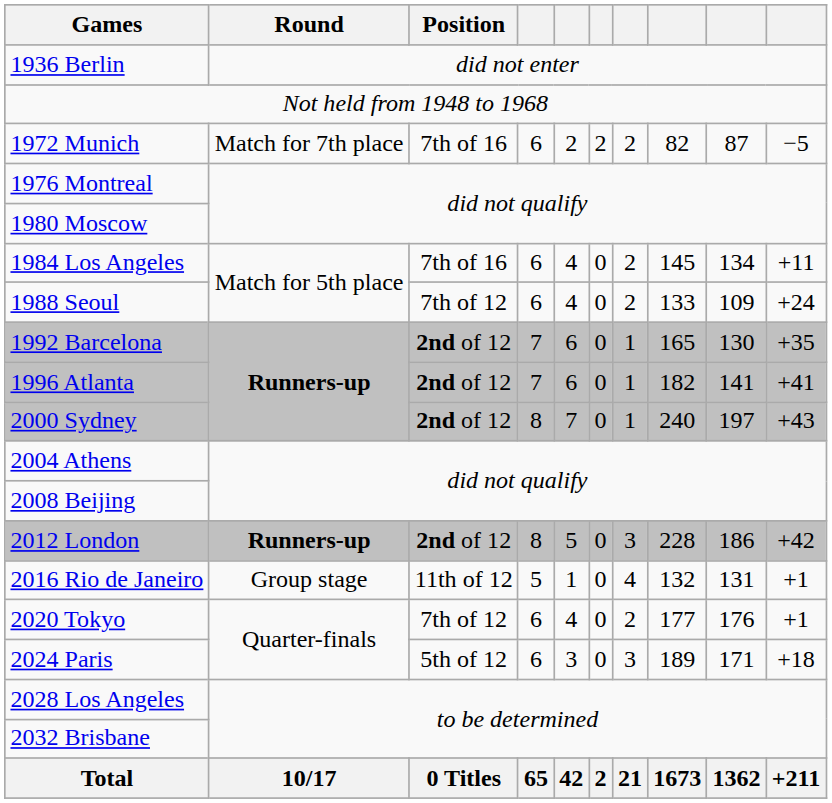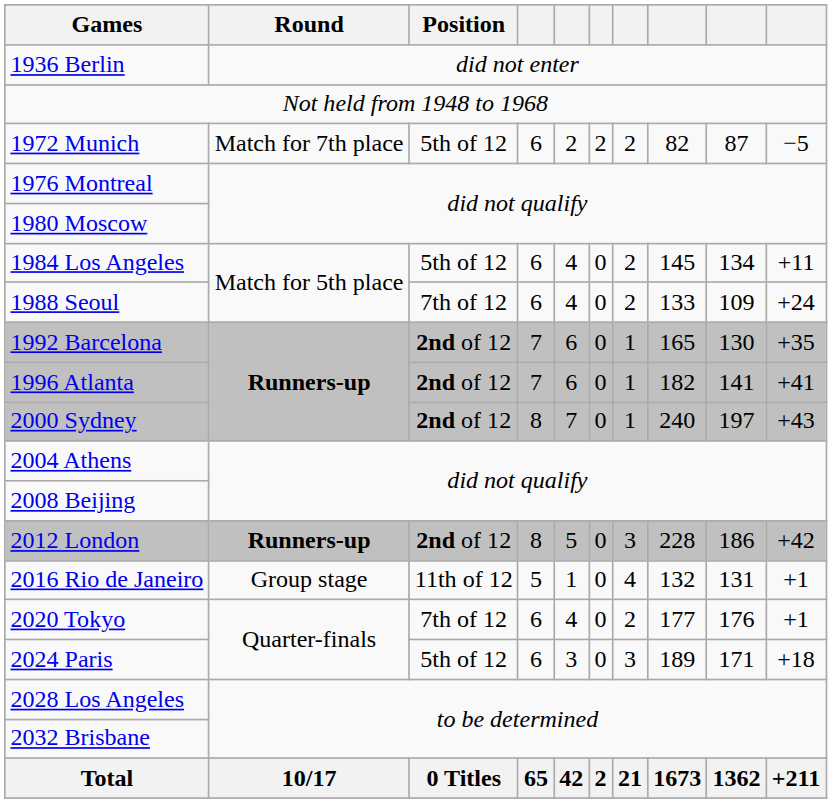(464, 143) 7th of 16 -> (464, 143) 5th of 12
(464, 262) 7th of 16 -> (464, 262) 5th of 12
